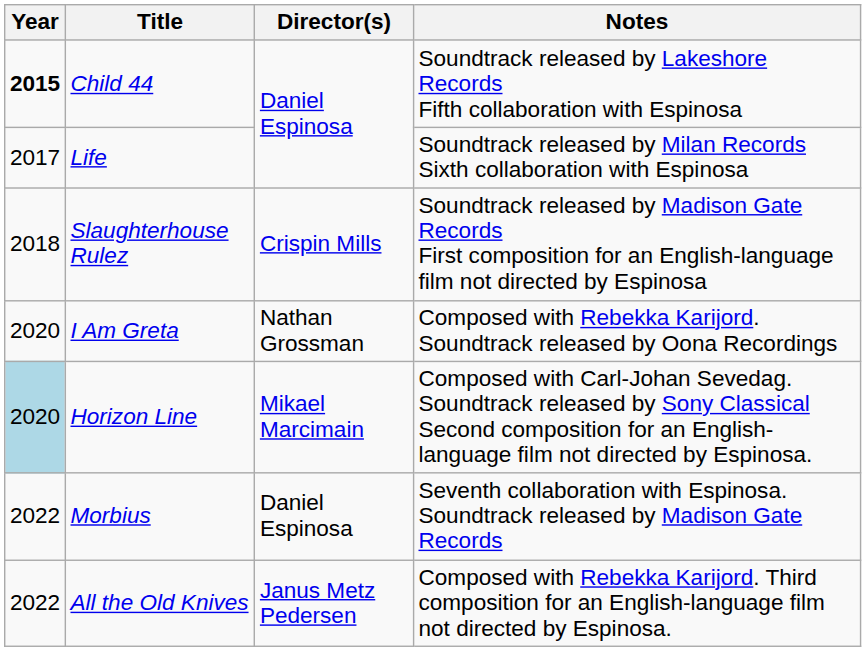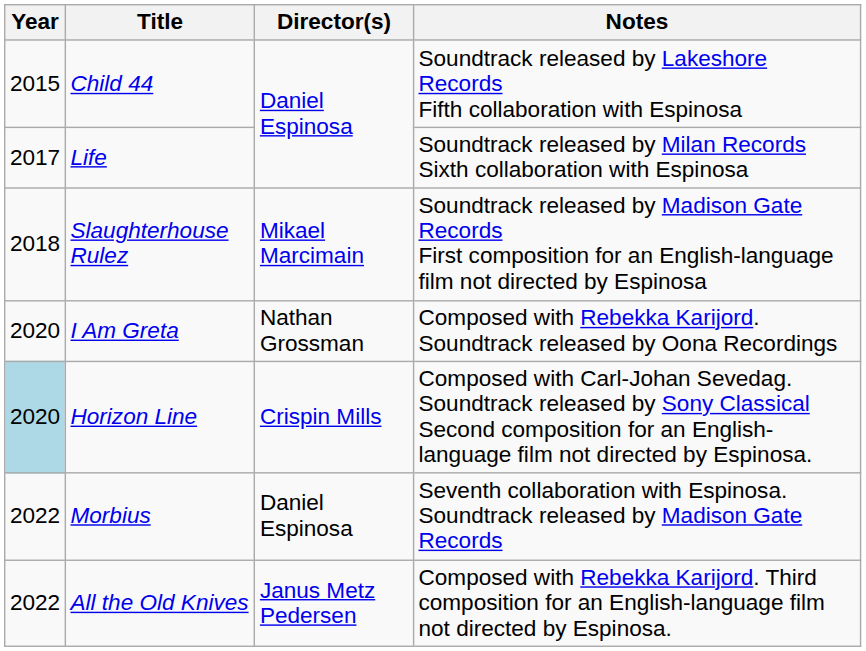(35, 83) bold -> (35, 83) normal
(321, 243) Crispin Mills -> (312, 243) Mikael Marcimain
(312, 417) Mikael Marcimain -> (321, 417) Crispin Mills
